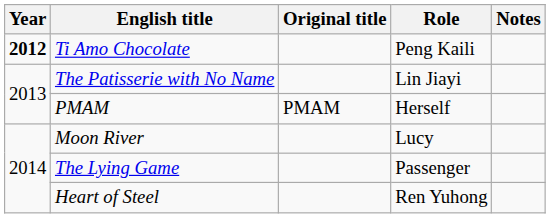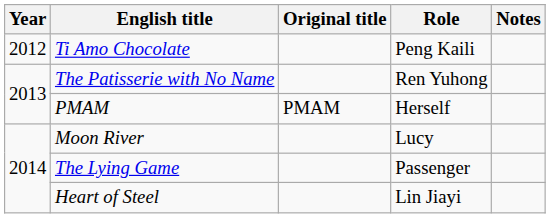(28, 49) bold -> (28, 49) normal
(428, 78) Lin Jiayi -> (441, 78) Ren Yuhong
(441, 197) Ren Yuhong -> (428, 197) Lin Jiayi
